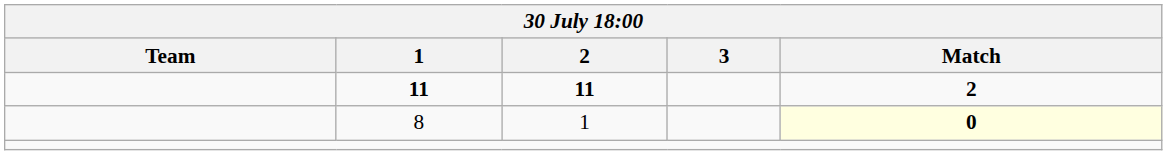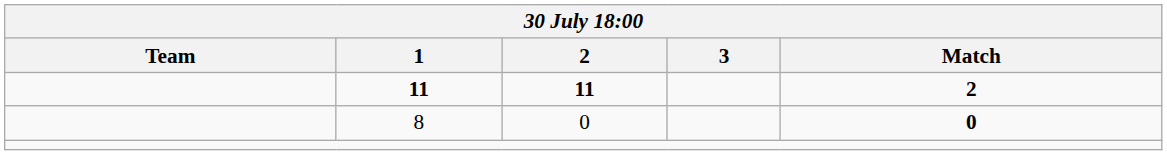(585, 122) 1 -> (585, 122) 0
(971, 122) lightyellow background -> (971, 122) no background
